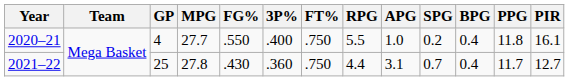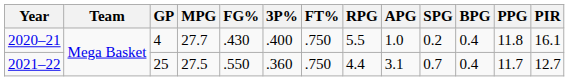(236, 40) .550 -> (236, 40) .430
(194, 64) 27.8 -> (194, 64) 27.5
(236, 64) .430 -> (236, 64) .550
